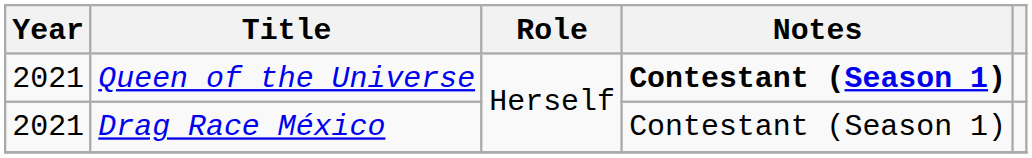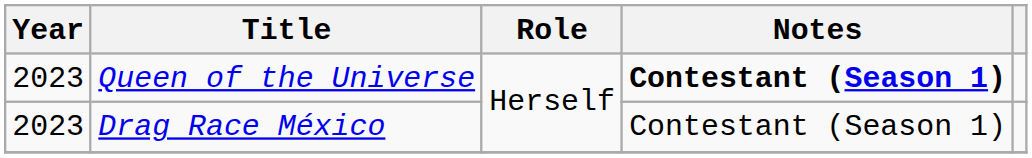(48, 78) 2021 -> (48, 78) 2023
(48, 127) 2021 -> (48, 127) 2023
